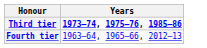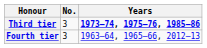+ column: (70, 11)
